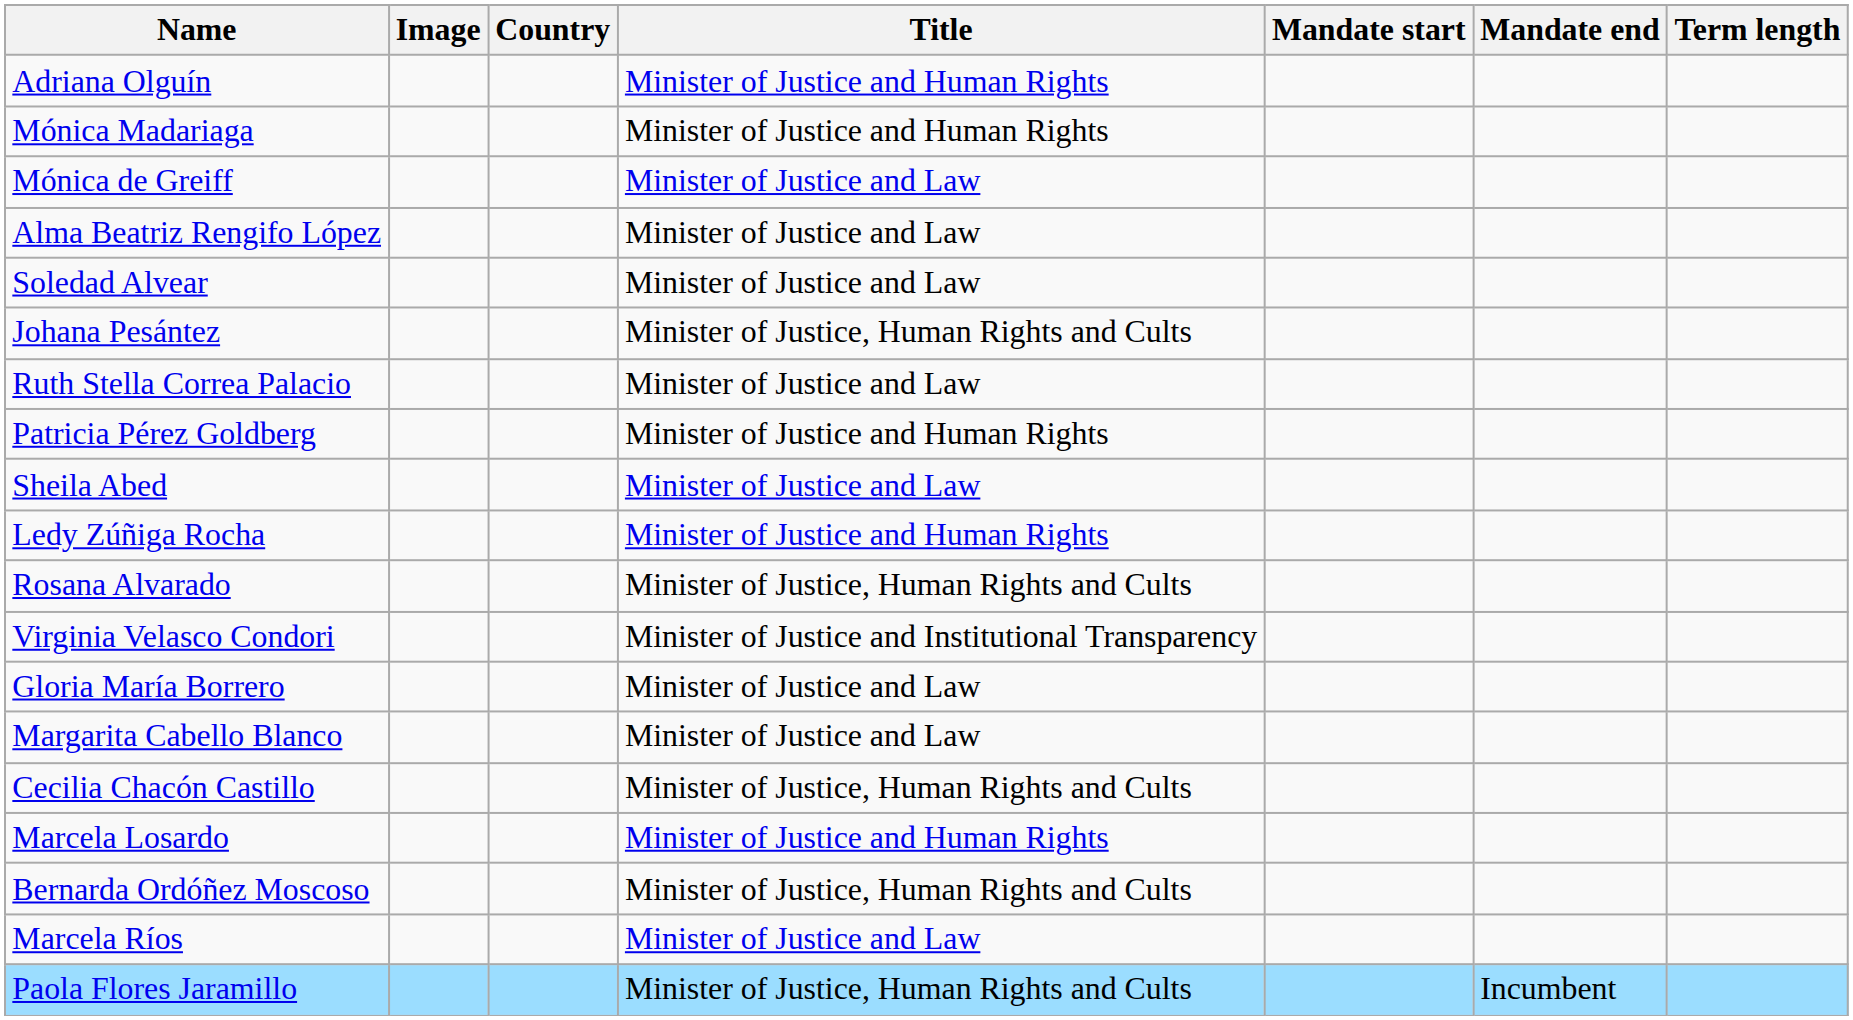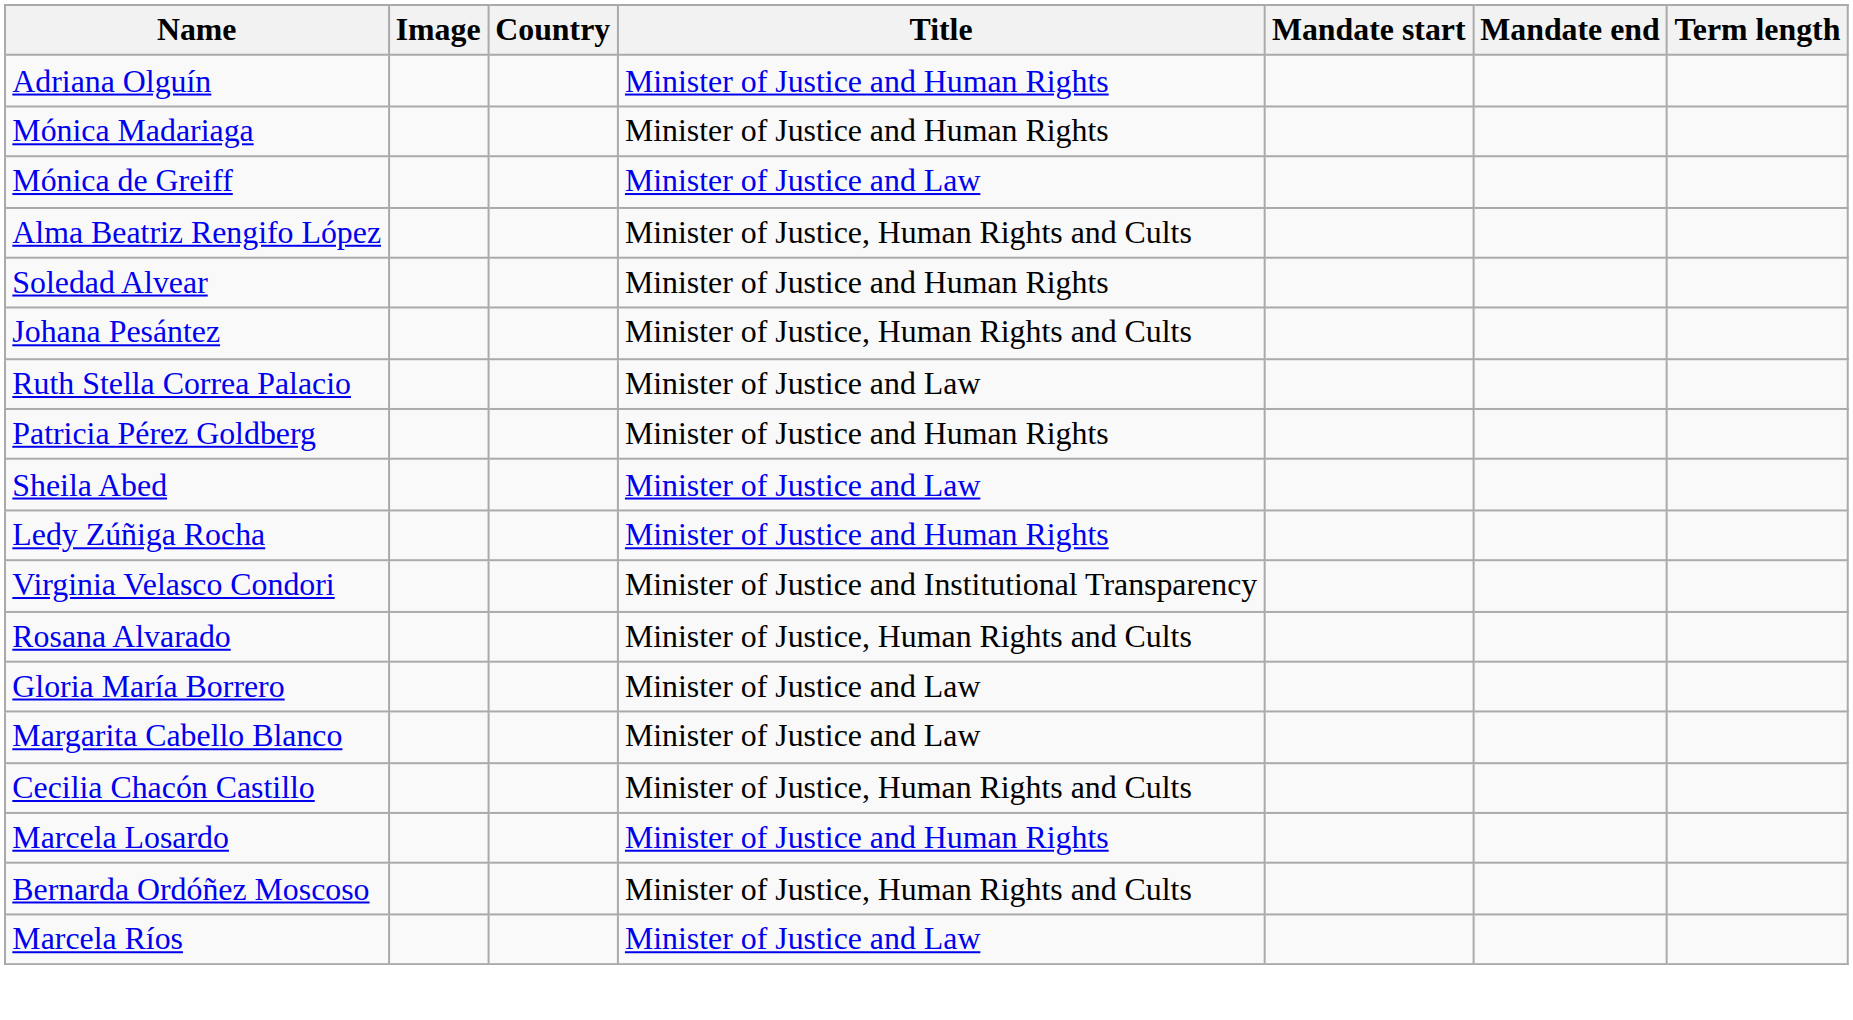(803, 231) Minister of Justice and Law -> (908, 231) Minister of Justice, Human Rights and Cults
(803, 282) Minister of Justice and Law -> (867, 282) Minister of Justice and Human Rights
rows swapped: (174, 635) <-> (122, 585)
- row: (155, 989)
